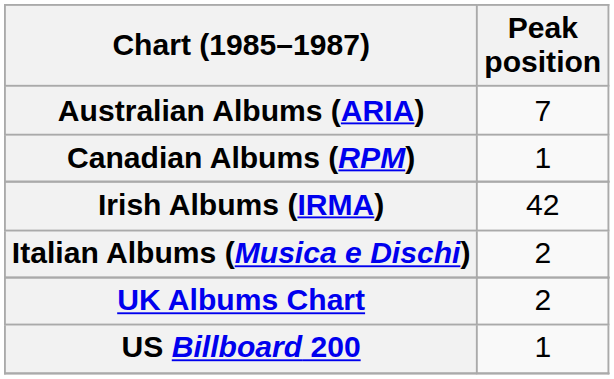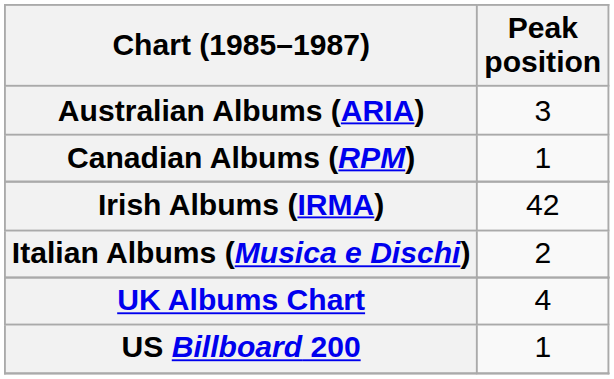(543, 109) 7 -> (543, 109) 3
(543, 300) 2 -> (543, 300) 4
